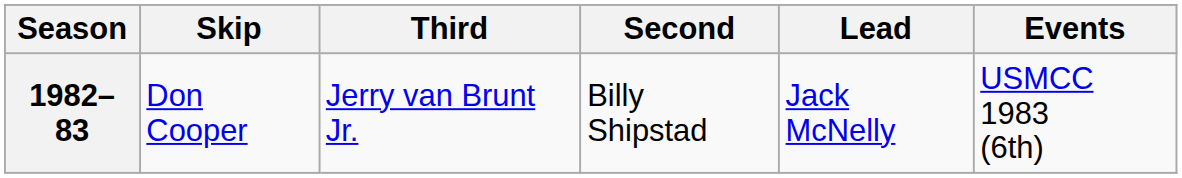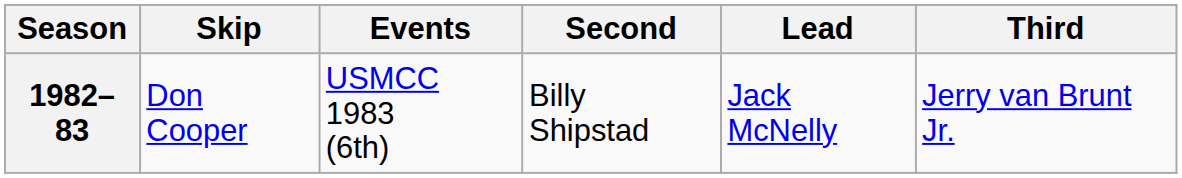columns swapped: (449, 28) <-> (1075, 28)
